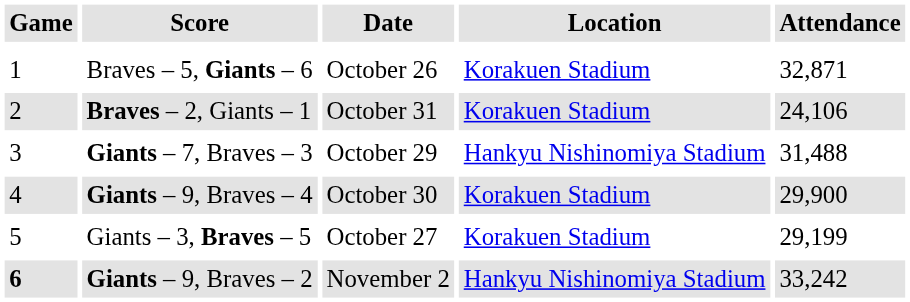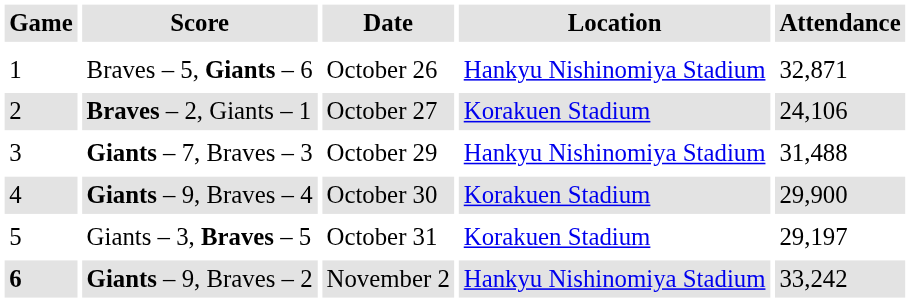(557, 69) Korakuen Stadium -> (615, 69) Hankyu Nishinomiya Stadium
(382, 111) October 31 -> (382, 111) October 27
(382, 236) October 27 -> (382, 236) October 31
(814, 236) 29,199 -> (814, 236) 29,197
